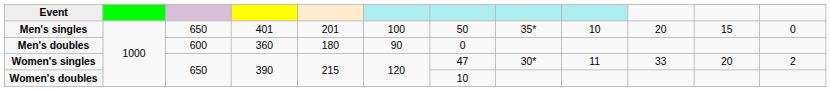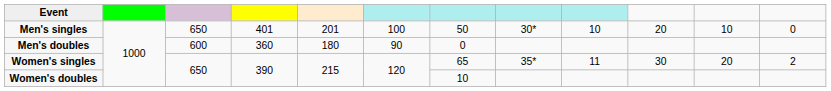(529, 29) 35* -> (529, 29) 30*
(727, 29) 15 -> (727, 29) 10
(463, 62) 47 -> (463, 62) 65
(529, 62) 30* -> (529, 62) 35*
(661, 62) 33 -> (661, 62) 30
